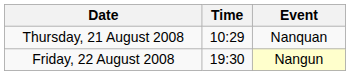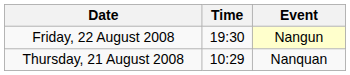rows swapped: (103, 37) <-> (103, 59)
